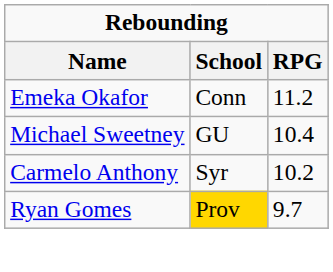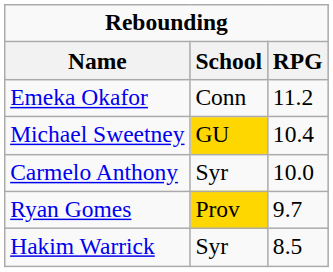(212, 135) no background -> (212, 135) gold background
(293, 172) 10.2 -> (293, 172) 10.0
+ row: (82, 246)
